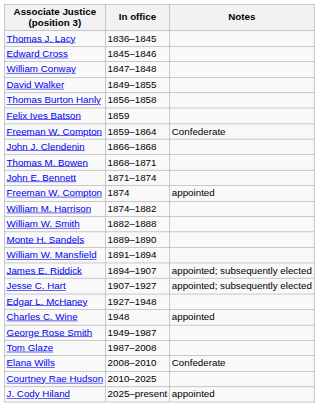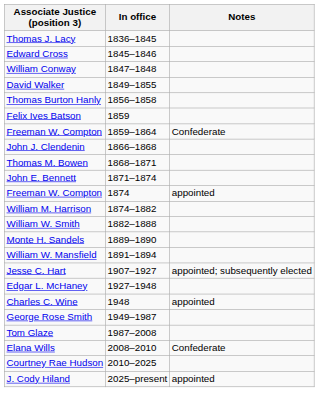- row: (44, 270)
